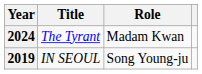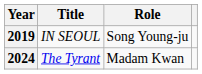rows swapped: (21, 58) <-> (21, 36)
